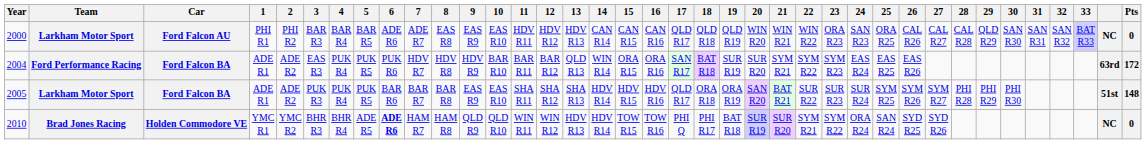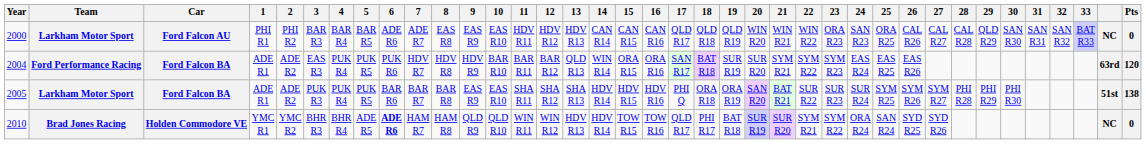(1132, 65) 172 -> (1132, 65) 120
(681, 94) QLD R17 -> (681, 94) PHI Q
(1132, 94) 148 -> (1132, 94) 138
(681, 124) PHI Q -> (681, 124) QLD R17
